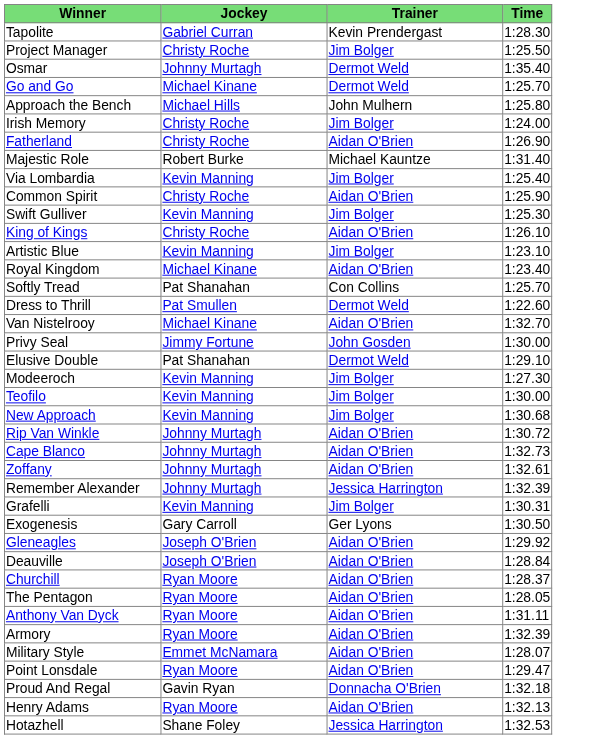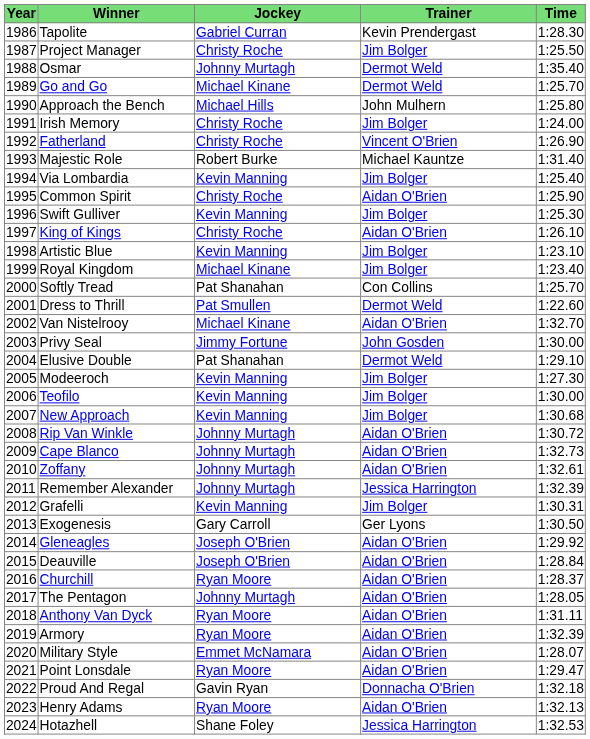+ column: (21, 14)
(371, 141) Aidan O'Brien -> (410, 141) Vincent O'Brien
(371, 269) Aidan O'Brien -> (395, 269) Jim Bolger
(200, 597) Ryan Moore -> (246, 597) Johnny Murtagh
